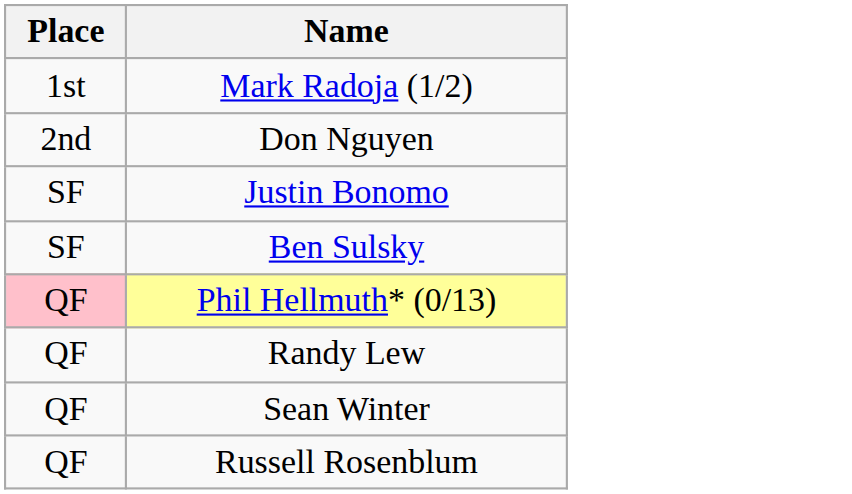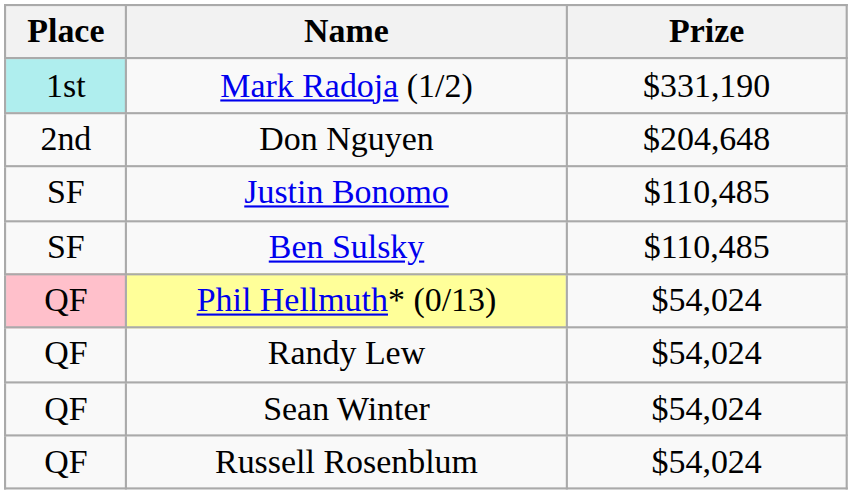+ column: (707, 31)
(66, 85) no background -> (66, 85) paleturquoise background
